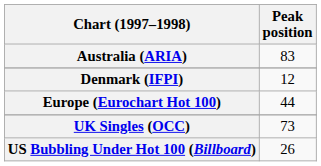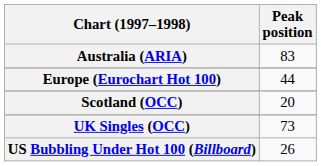- row: (132, 79)
+ row: (132, 102)
